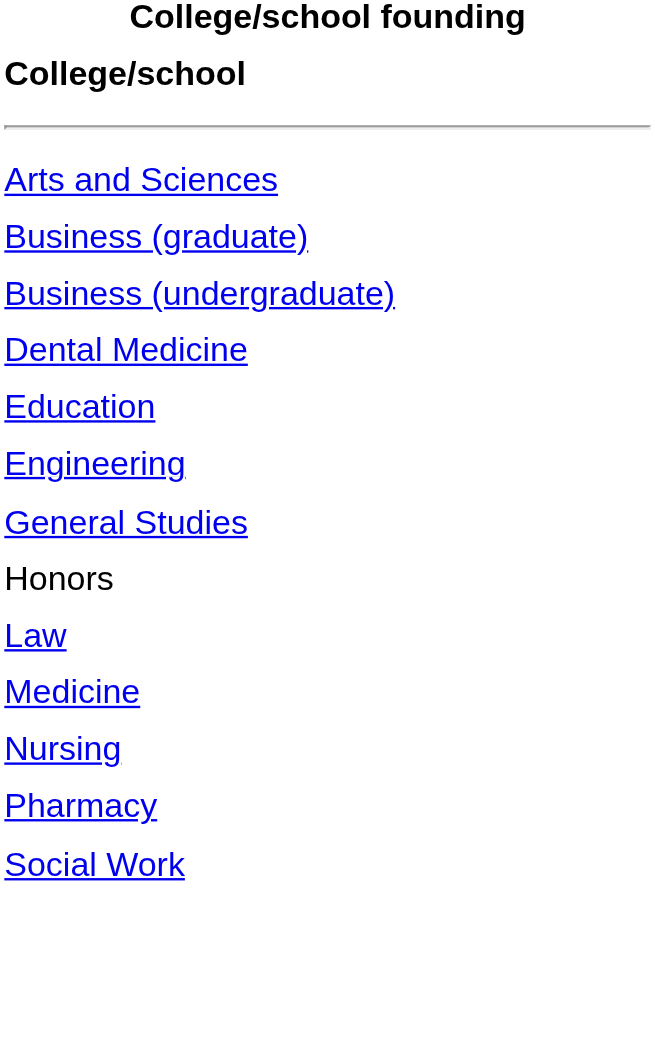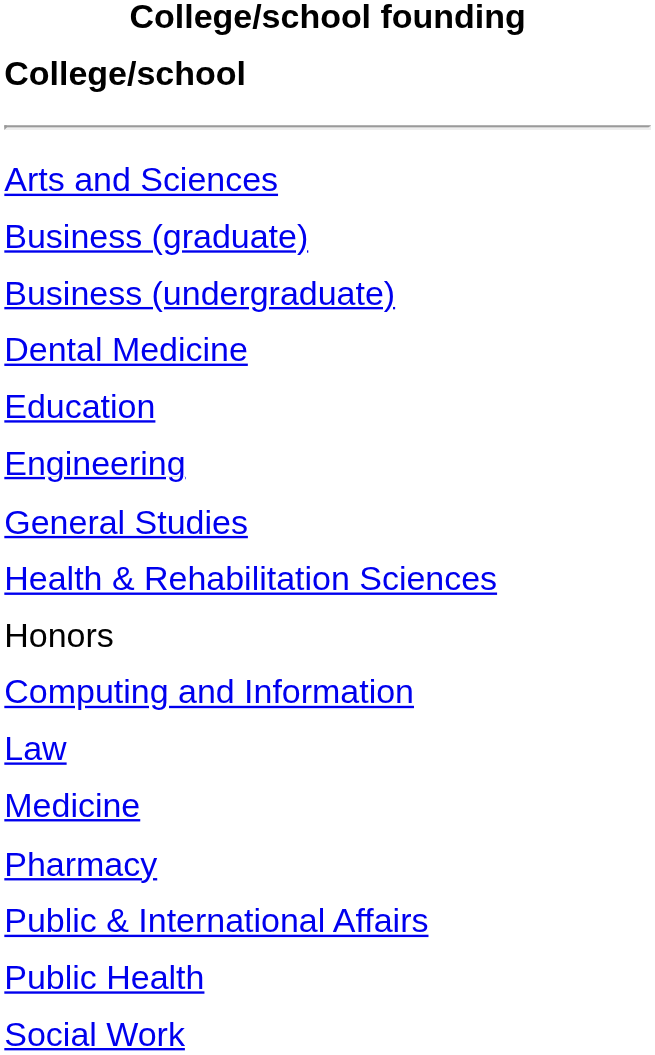+ row: (251, 578)
+ row: (209, 692)
- row: (63, 749)
+ row: (216, 920)
+ row: (104, 977)
